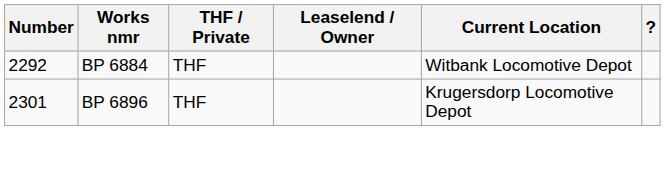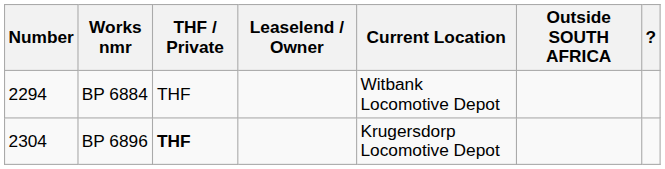+ column: (579, 37)
(28, 65) 2292 -> (28, 94) 2294
(28, 102) 2301 -> (28, 141) 2304
(189, 102) normal -> (174, 141) bold
